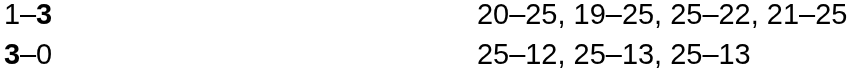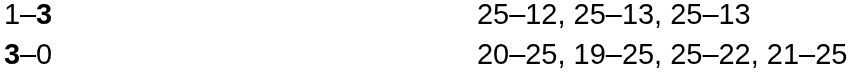(662, 14) 20–25, 19–25, 25–22, 21–25 -> (614, 14) 25–12, 25–13, 25–13
(614, 54) 25–12, 25–13, 25–13 -> (662, 54) 20–25, 19–25, 25–22, 21–25
